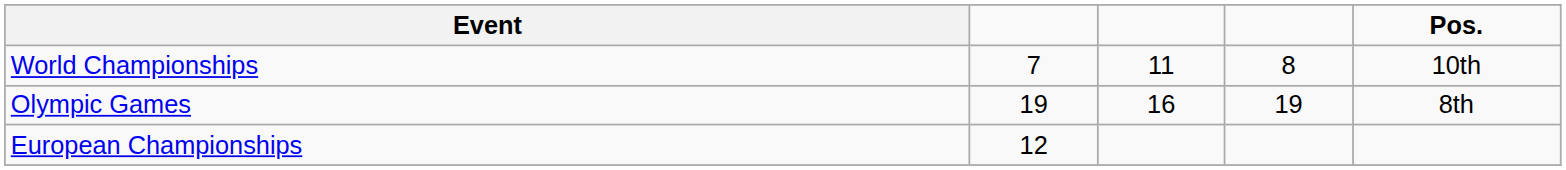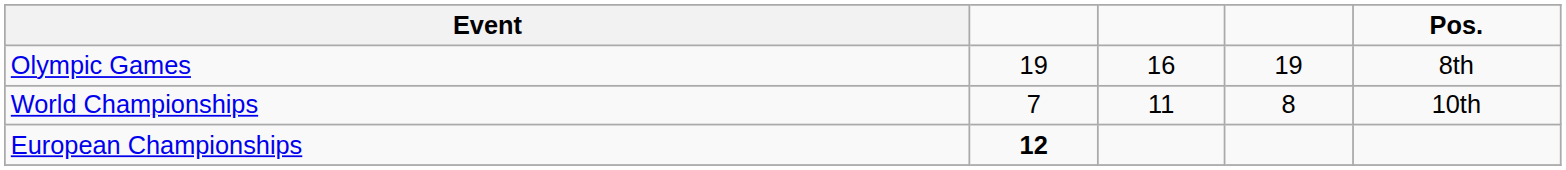rows swapped: (101, 105) <-> (134, 65)
(1034, 145) normal -> (1034, 145) bold
